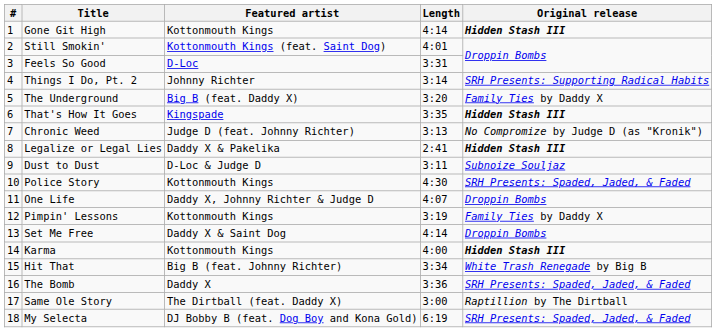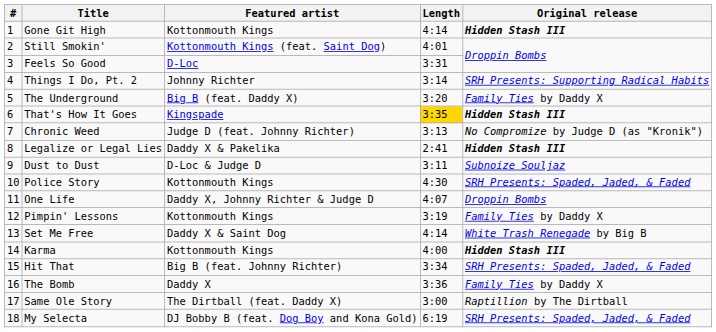(435, 115) no background -> (435, 115) gold background
(506, 233) Droppin Bombs -> (556, 233) White Trash Renegade by Big B
(556, 267) White Trash Renegade by Big B -> (578, 267) SRH Presents: Spaded, Jaded, & Faded
(578, 284) SRH Presents: Spaded, Jaded, & Faded -> (534, 284) Family Ties by Daddy X
